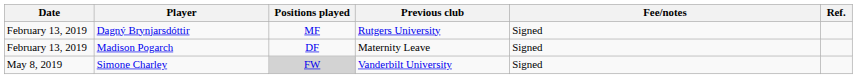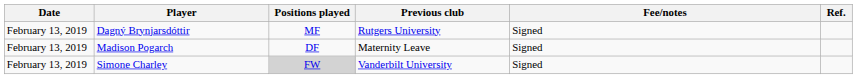(34, 64) May 8, 2019 -> (47, 64) February 13, 2019
